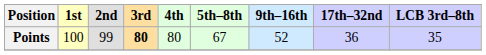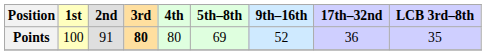(106, 38) 99 -> (106, 38) 91
(220, 38) 67 -> (220, 38) 69
